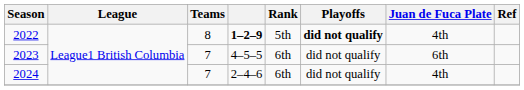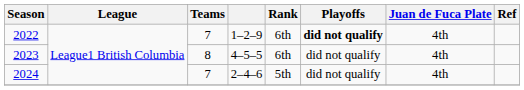(208, 34) 8 -> (208, 34) 7
(247, 34) bold -> (247, 34) normal
(283, 34) 5th -> (283, 34) 6th
(208, 54) 7 -> (208, 54) 8
(440, 54) 6th -> (440, 54) 4th
(283, 74) 6th -> (283, 74) 5th
